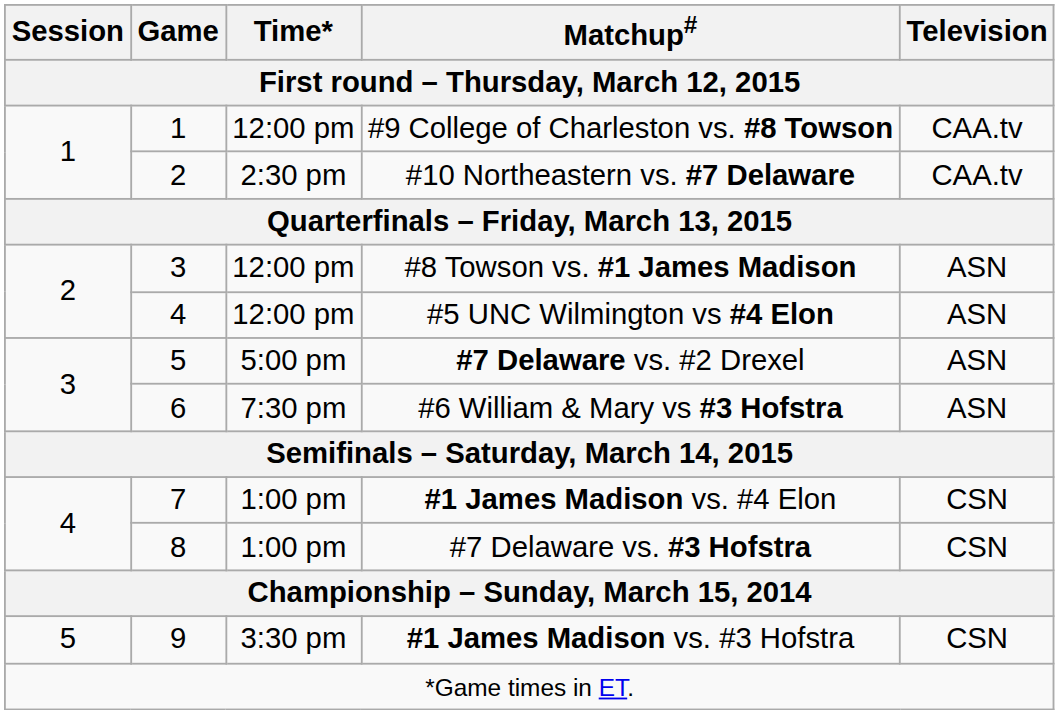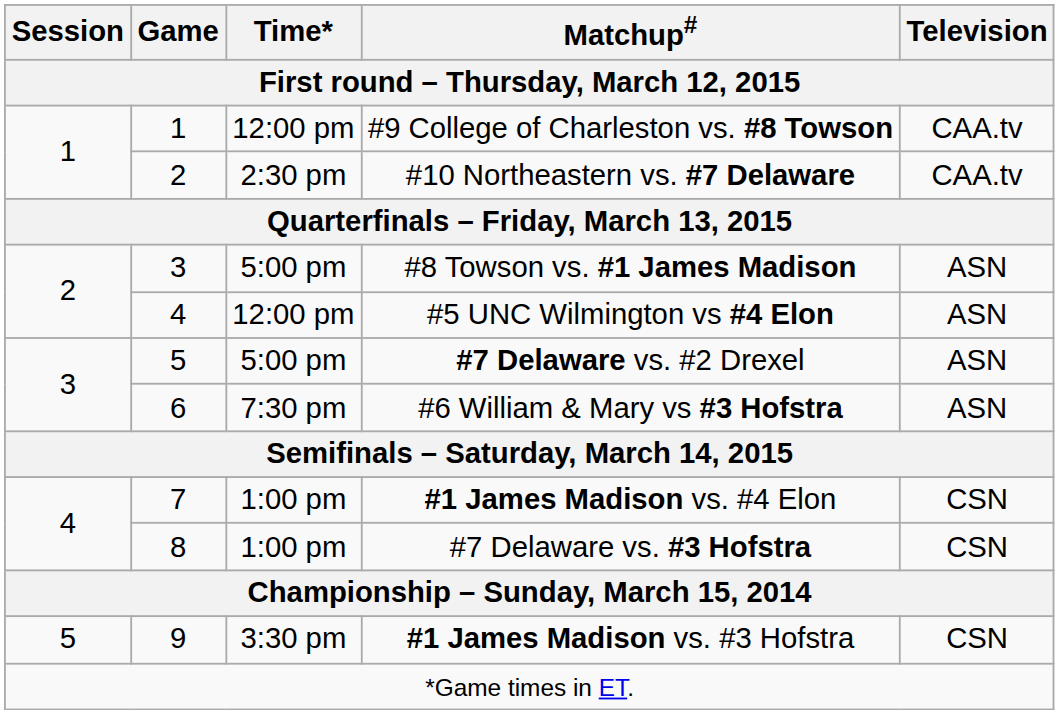(293, 267) 12:00 pm -> (293, 267) 5:00 pm
